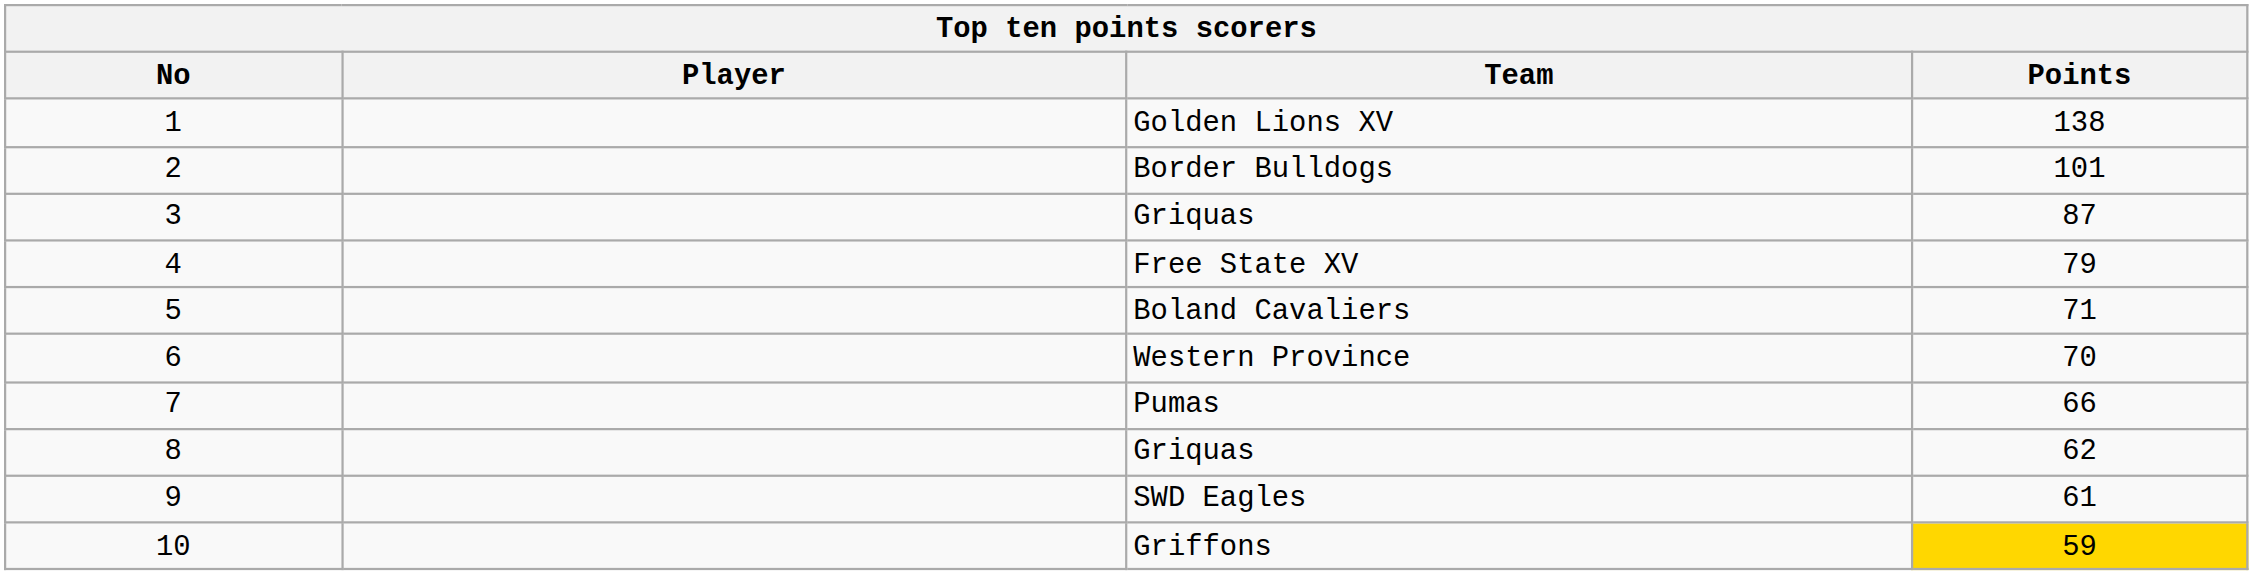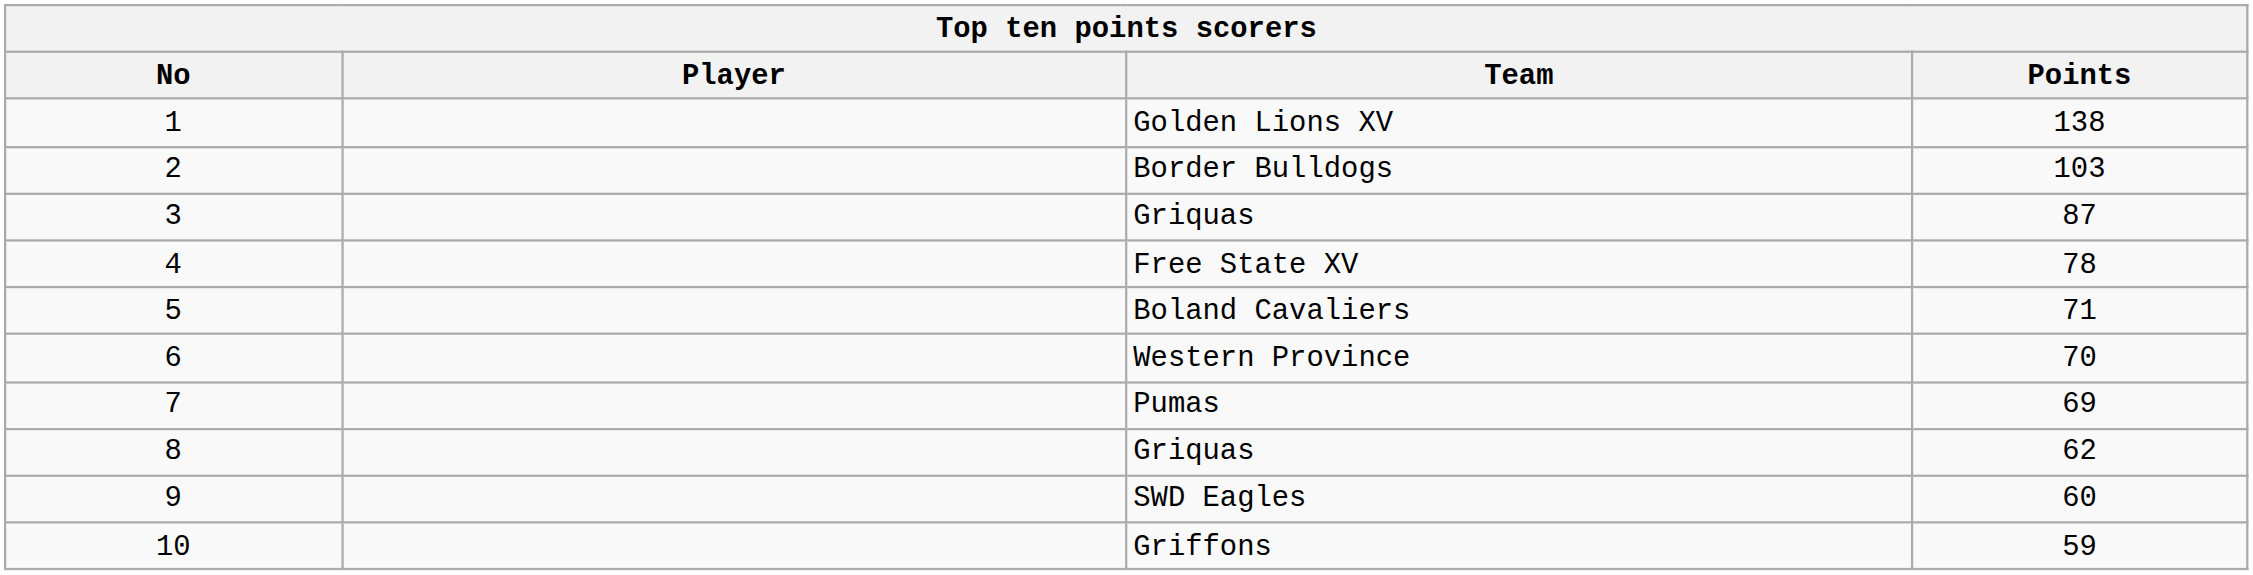(2079, 170) 101 -> (2079, 170) 103
(2080, 264) 79 -> (2080, 264) 78
(2080, 405) 66 -> (2080, 405) 69
(2080, 499) 61 -> (2080, 499) 60
(2080, 546) gold background -> (2080, 546) no background
